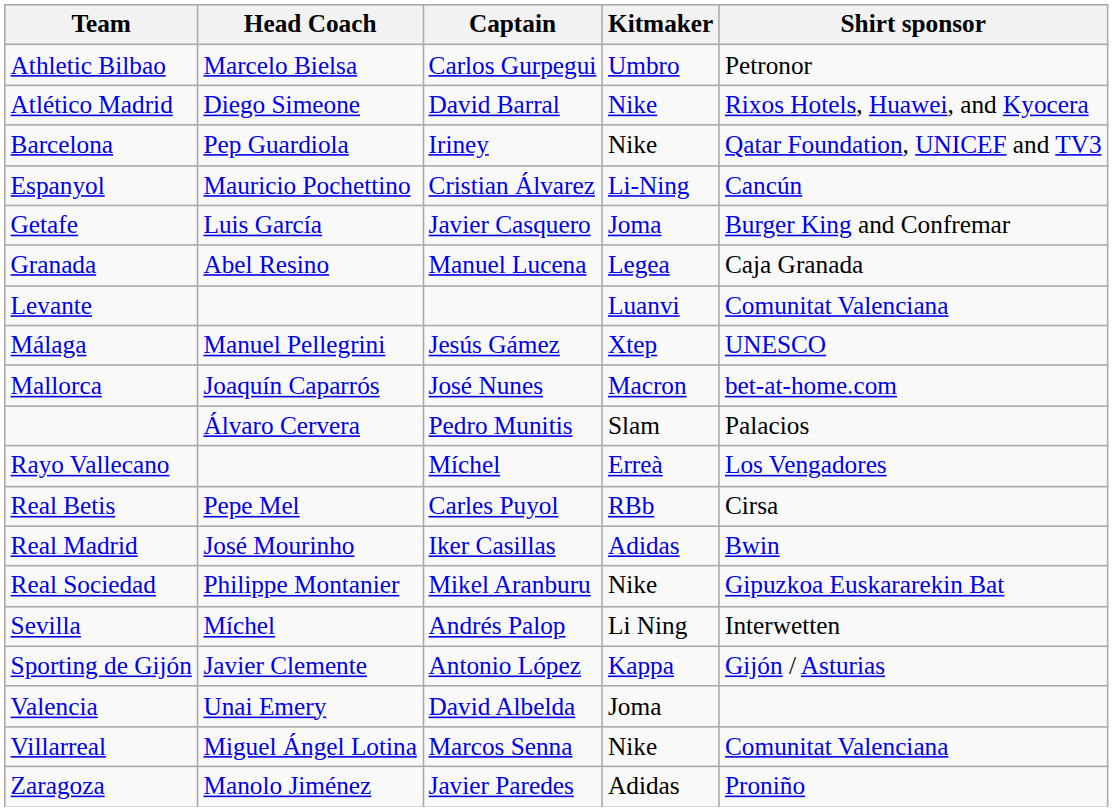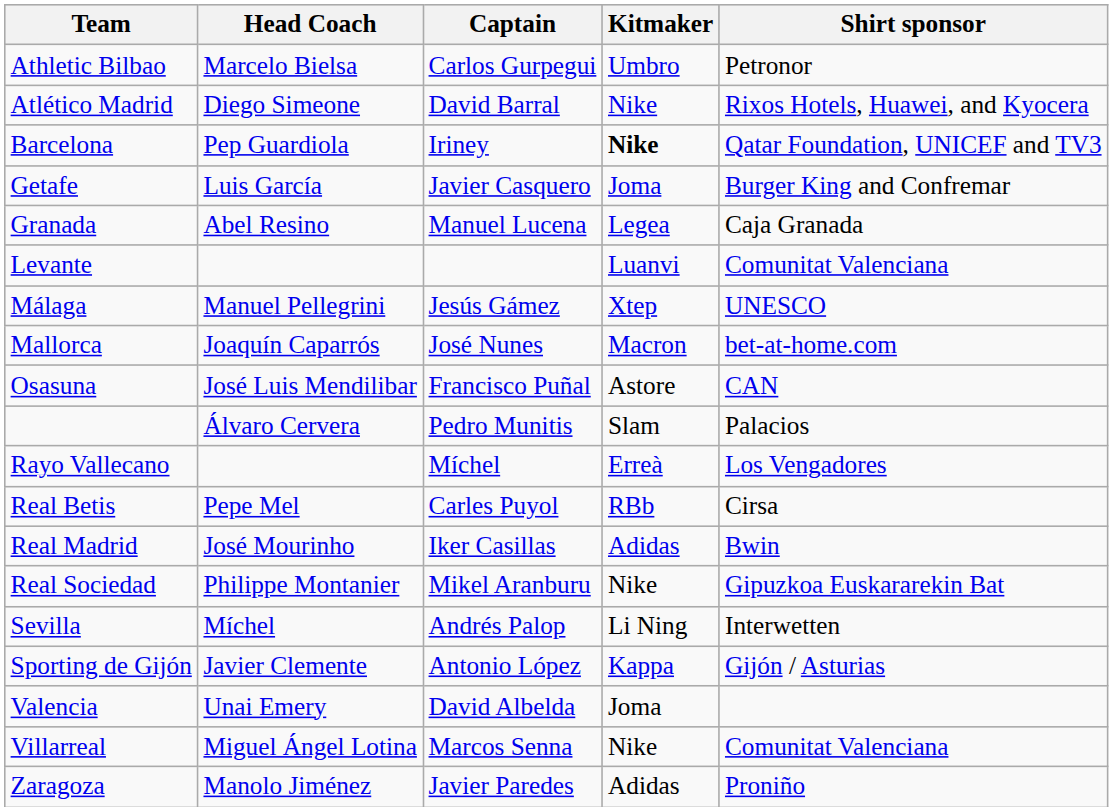(633, 144) normal -> (633, 144) bold
- row: (58, 184)
+ row: (53, 385)
